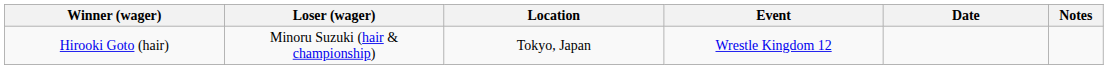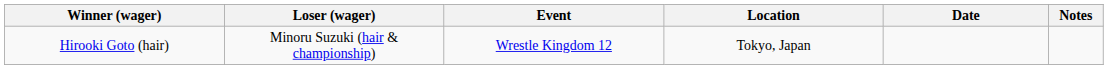columns swapped: (554, 15) <-> (774, 15)
